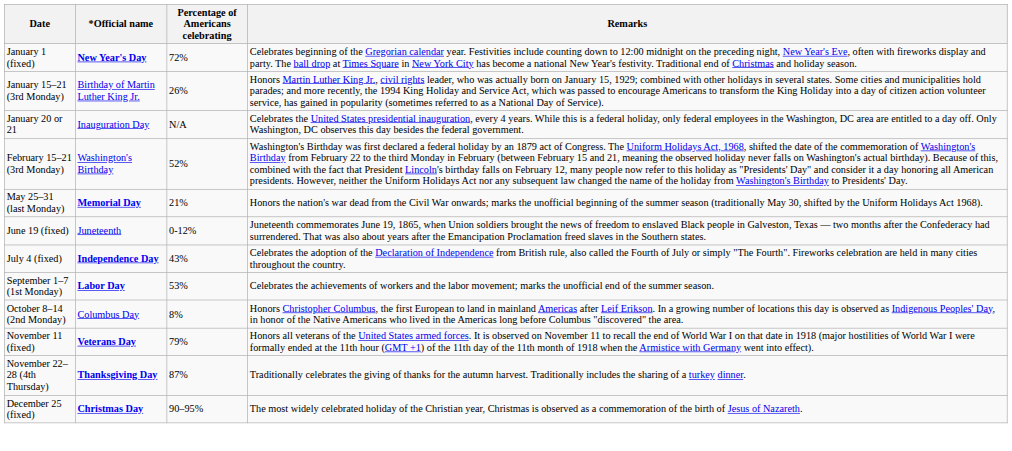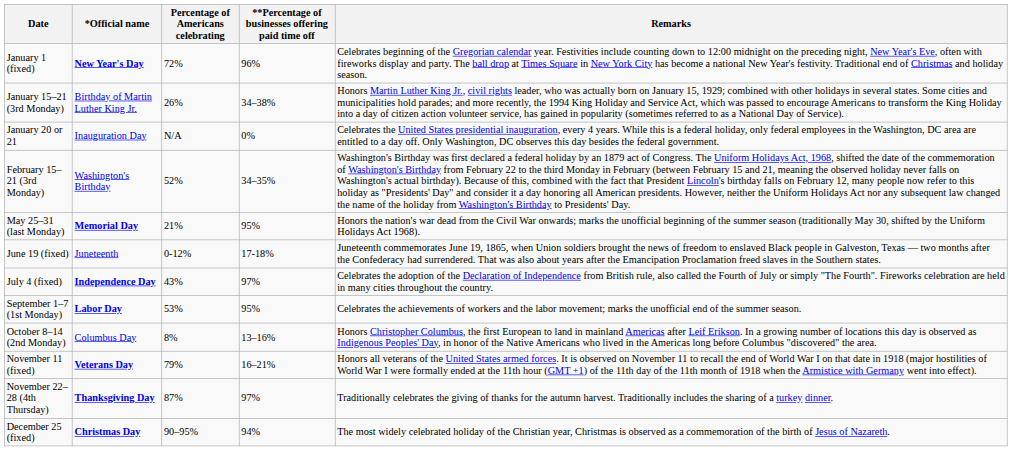+ column: (287, 24)
